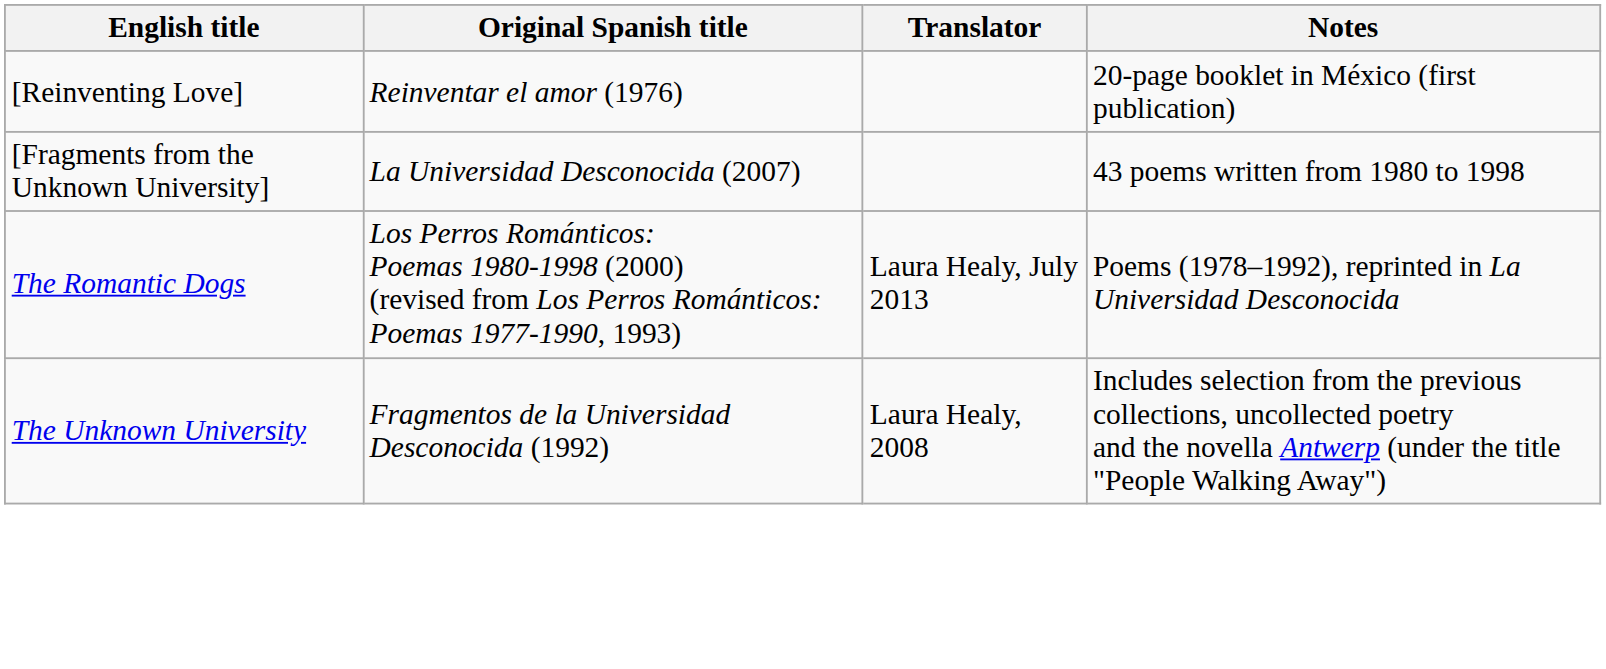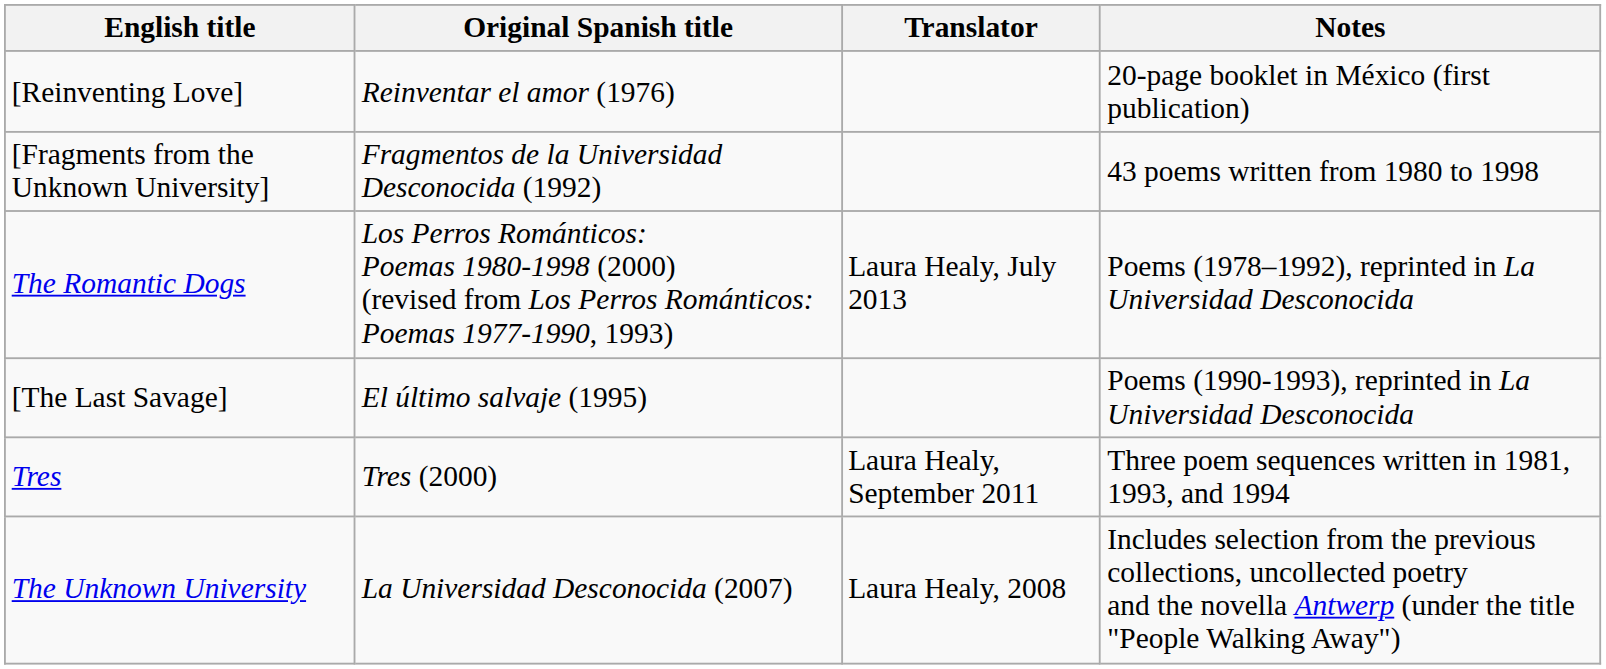(585, 170) La Universidad Desconocida (2007) -> (542, 170) Fragmentos de la Universidad Desconocida (1992)
+ row: (120, 396)
+ row: (37, 476)
(550, 429) Fragmentos de la Universidad Desconocida (1992) -> (577, 589) La Universidad Desconocida (2007)
